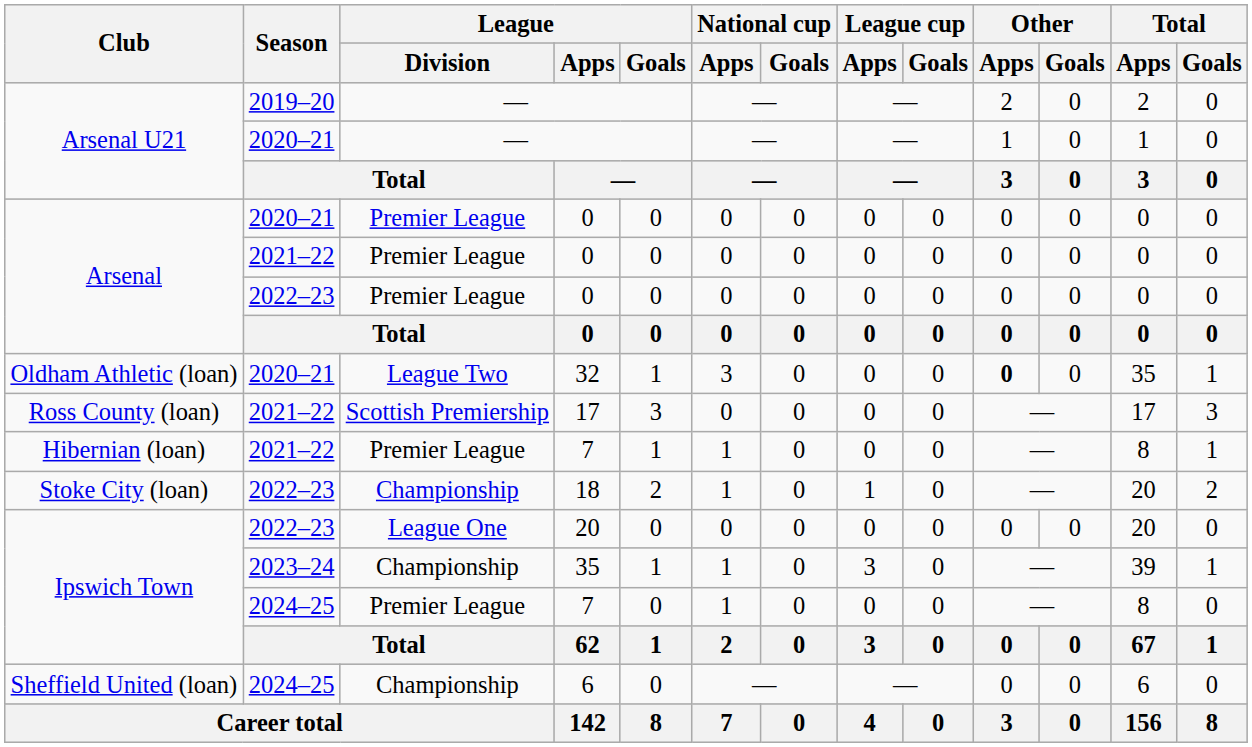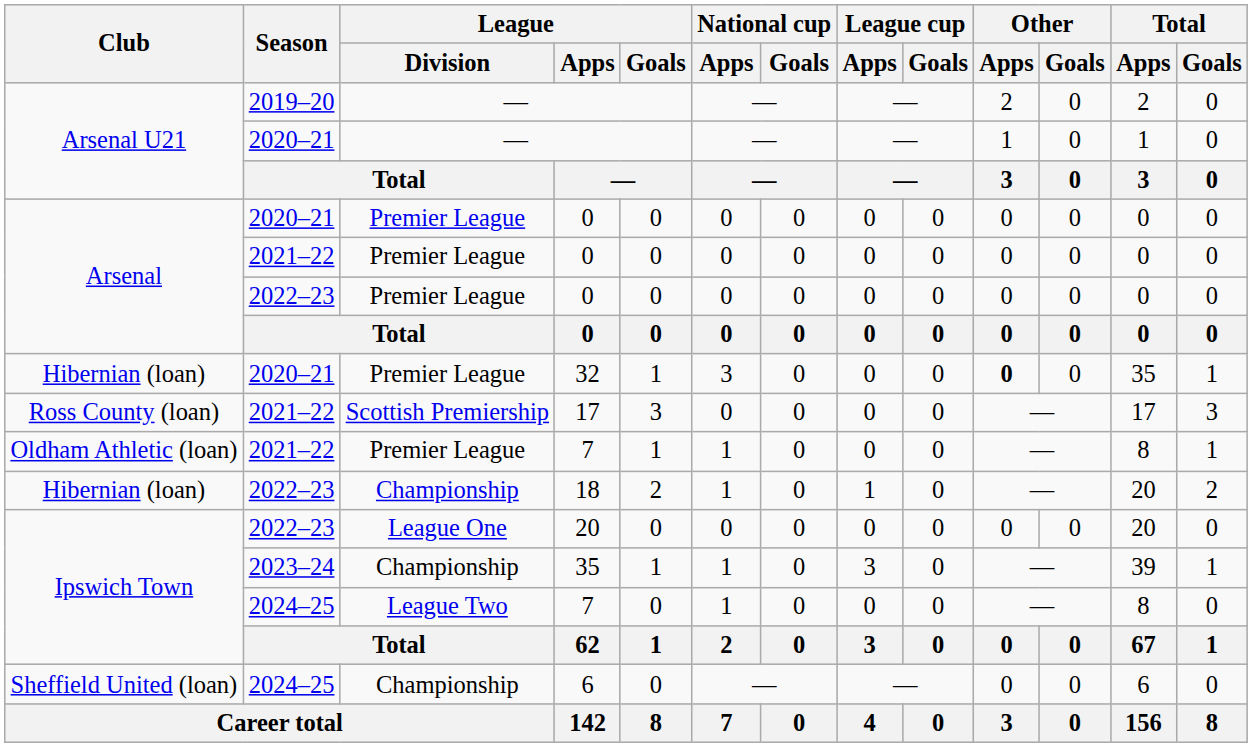(124, 373) Oldham Athletic (loan) -> (124, 373) Hibernian (loan)
(447, 373) League Two -> (447, 373) Premier League
(124, 450) Hibernian (loan) -> (124, 450) Oldham Athletic (loan)
(124, 489) Stoke City (loan) -> (124, 489) Hibernian (loan)
(447, 606) Premier League -> (447, 606) League Two
